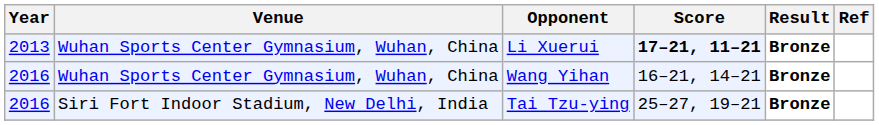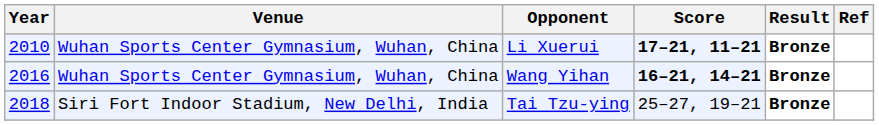(29, 47) 2013 -> (29, 47) 2010
(699, 76) normal -> (699, 76) bold
(29, 105) 2016 -> (29, 105) 2018
